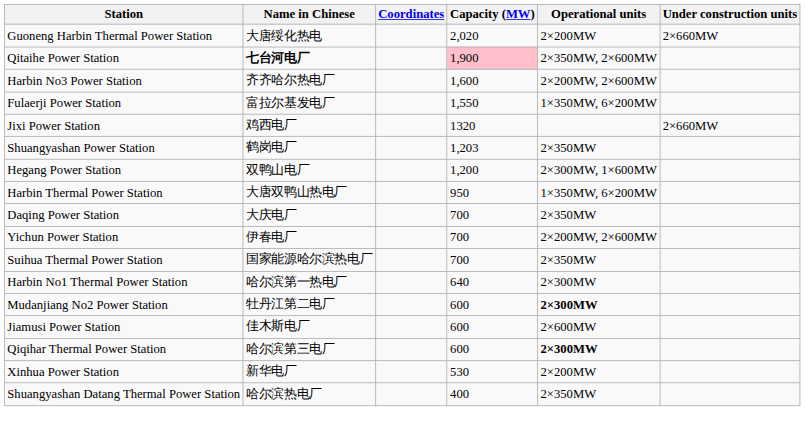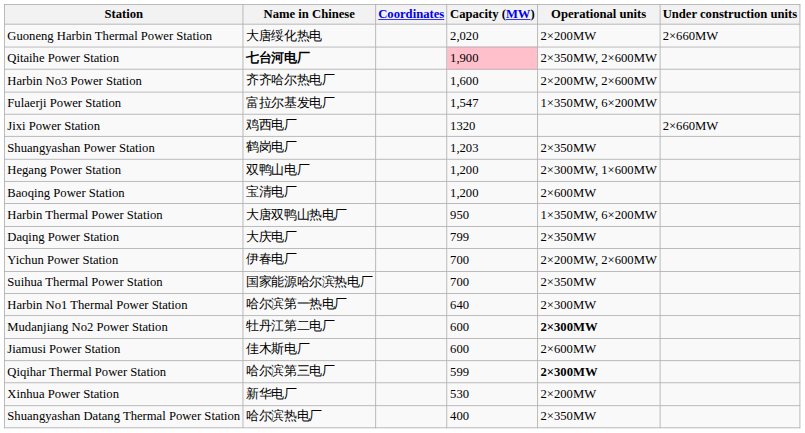(464, 103) 1,550 -> (464, 103) 1,547
+ row: (66, 192)
(460, 215) 700 -> (460, 237) 799
(460, 349) 600 -> (460, 371) 599
